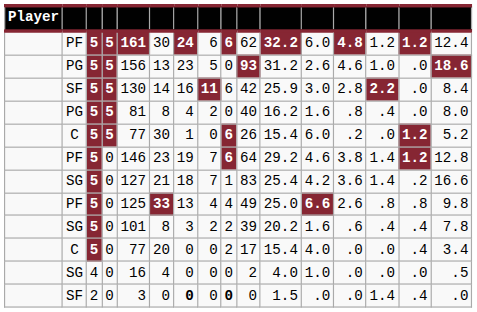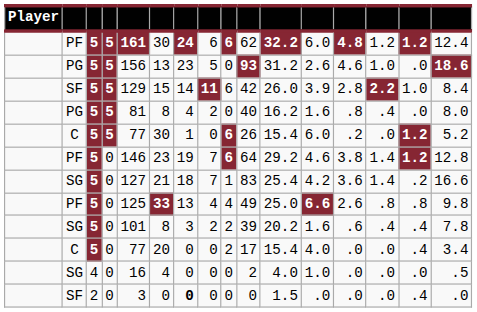(133, 90) 130 -> (133, 90) 129
(161, 90) 14 -> (161, 90) 15
(185, 90) 16 -> (185, 90) 14
(281, 90) 25.9 -> (281, 90) 26.0
(318, 90) 3.0 -> (318, 90) 3.9
(419, 90) .0 -> (415, 90) 1.0
(229, 296) bold -> (229, 296) normal
(382, 296) 1.4 -> (387, 296) .0
